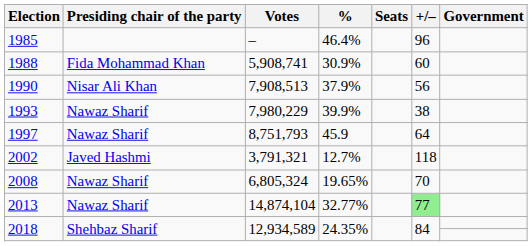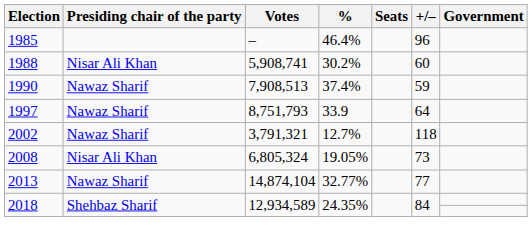(136, 63) Fida Mohammad Khan -> (112, 63) Nisar Ali Khan
(341, 63) 30.9% -> (341, 63) 30.2%
(112, 87) Nisar Ali Khan -> (108, 87) Nawaz Sharif
(341, 87) 37.9% -> (341, 87) 37.4%
(422, 87) 56 -> (422, 87) 59
- row: (23, 110)
(335, 134) 45.9 -> (335, 110) 33.9
(109, 157) Javed Hashmi -> (108, 134) Nawaz Sharif
(108, 181) Nawaz Sharif -> (112, 157) Nisar Ali Khan
(345, 181) 19.65% -> (345, 157) 19.05%
(422, 181) 70 -> (422, 157) 73
(422, 205) lightgreen background -> (422, 181) no background
